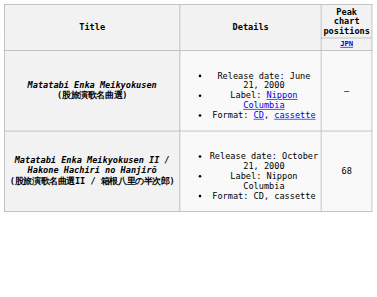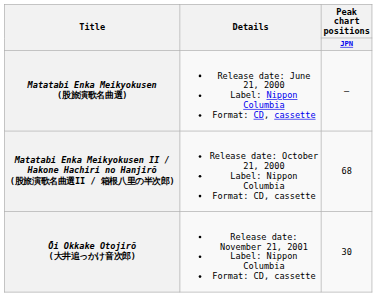+ row: (92, 251)
